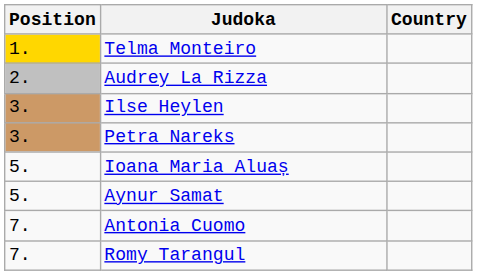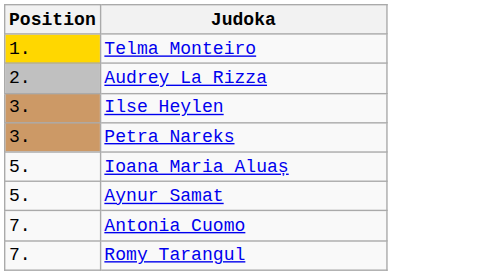- column: (429, 19)
